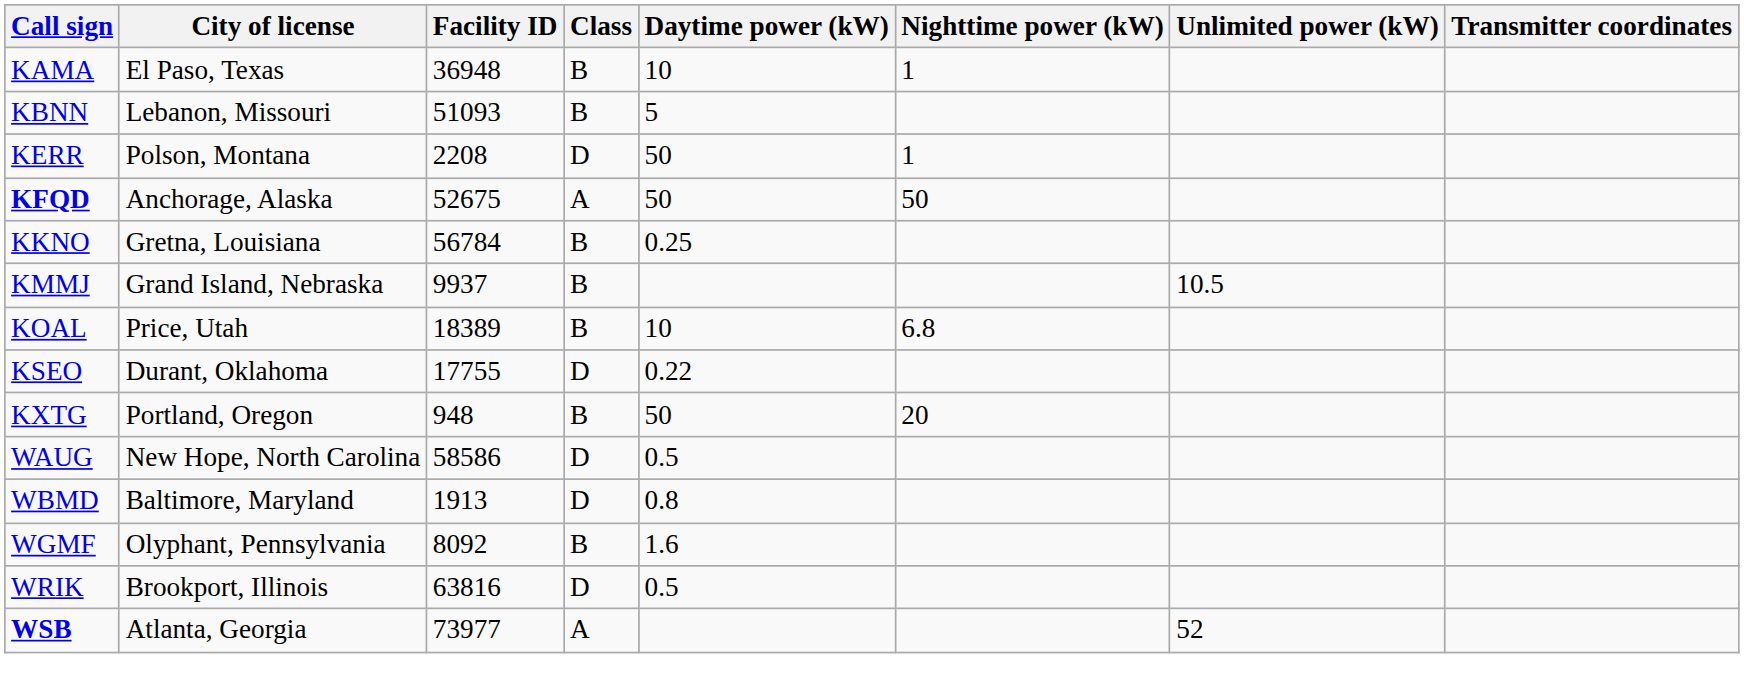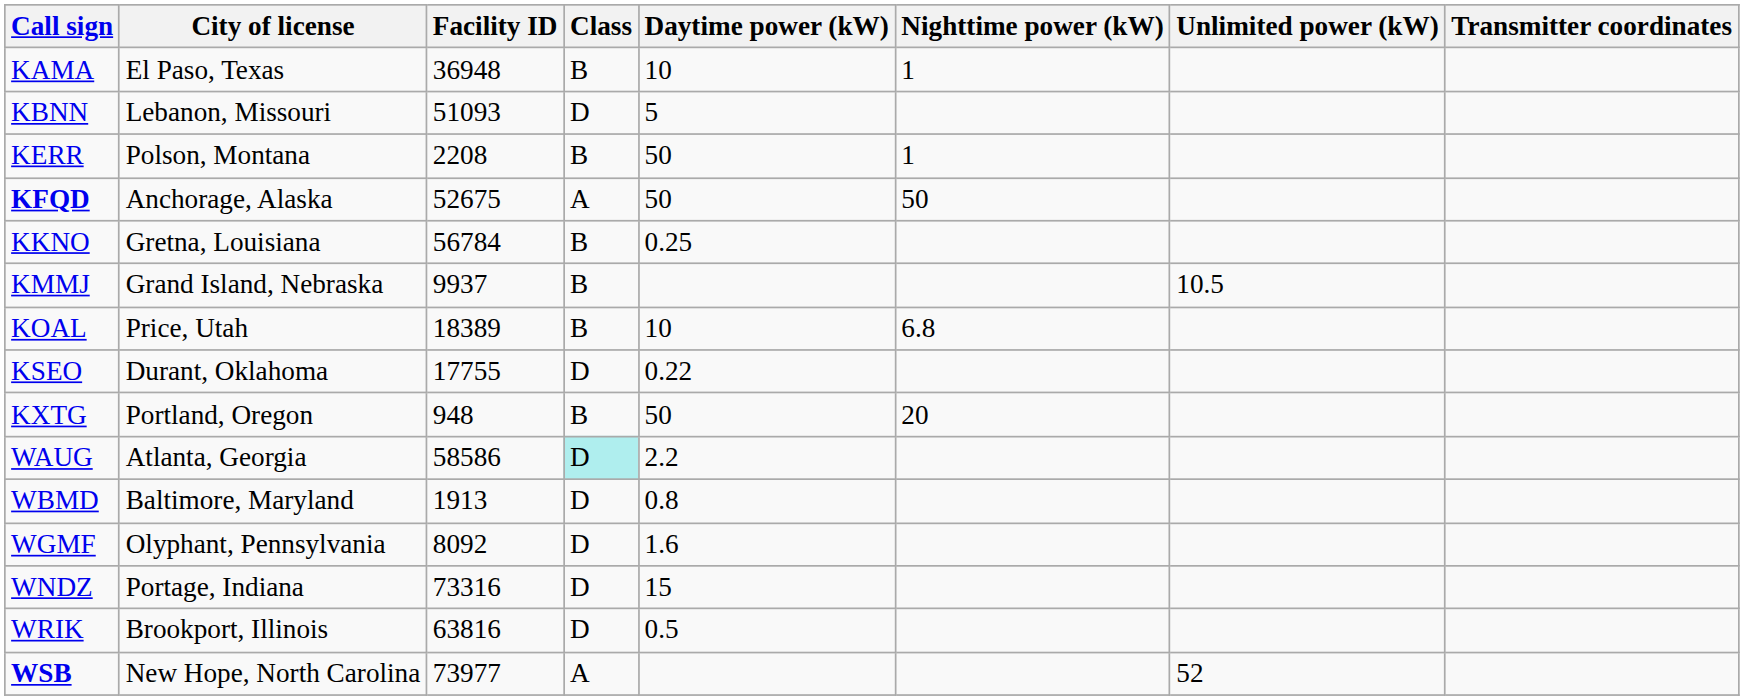(579, 112) B -> (580, 112) D
(580, 155) D -> (579, 155) B
(273, 457) New Hope, North Carolina -> (216, 457) Atlanta, Georgia
(580, 457) no background -> (580, 457) paleturquoise background
(662, 457) 0.5 -> (662, 457) 2.2
(579, 543) B -> (580, 543) D
+ row: (52, 586)
(216, 629) Atlanta, Georgia -> (273, 673) New Hope, North Carolina
